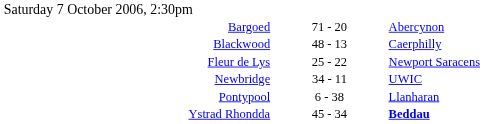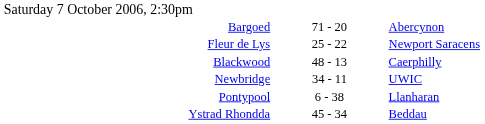rows swapped: (242, 44) <-> (239, 61)
(409, 114) bold -> (408, 114) normal
